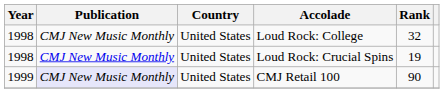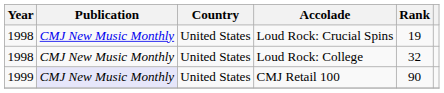rows swapped: (325, 56) <-> (310, 35)
